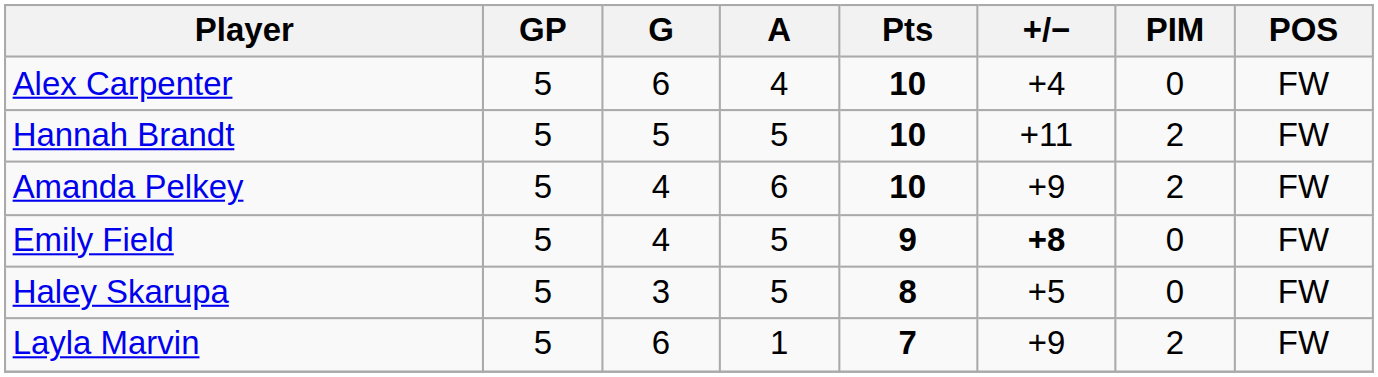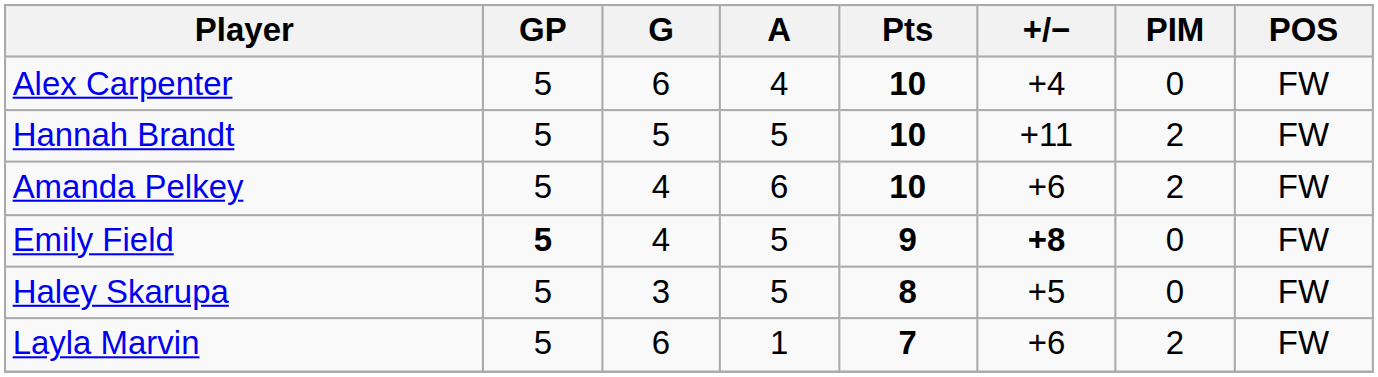(1046, 187) +9 -> (1046, 187) +6
(543, 239) normal -> (543, 239) bold
(1046, 344) +9 -> (1046, 344) +6
